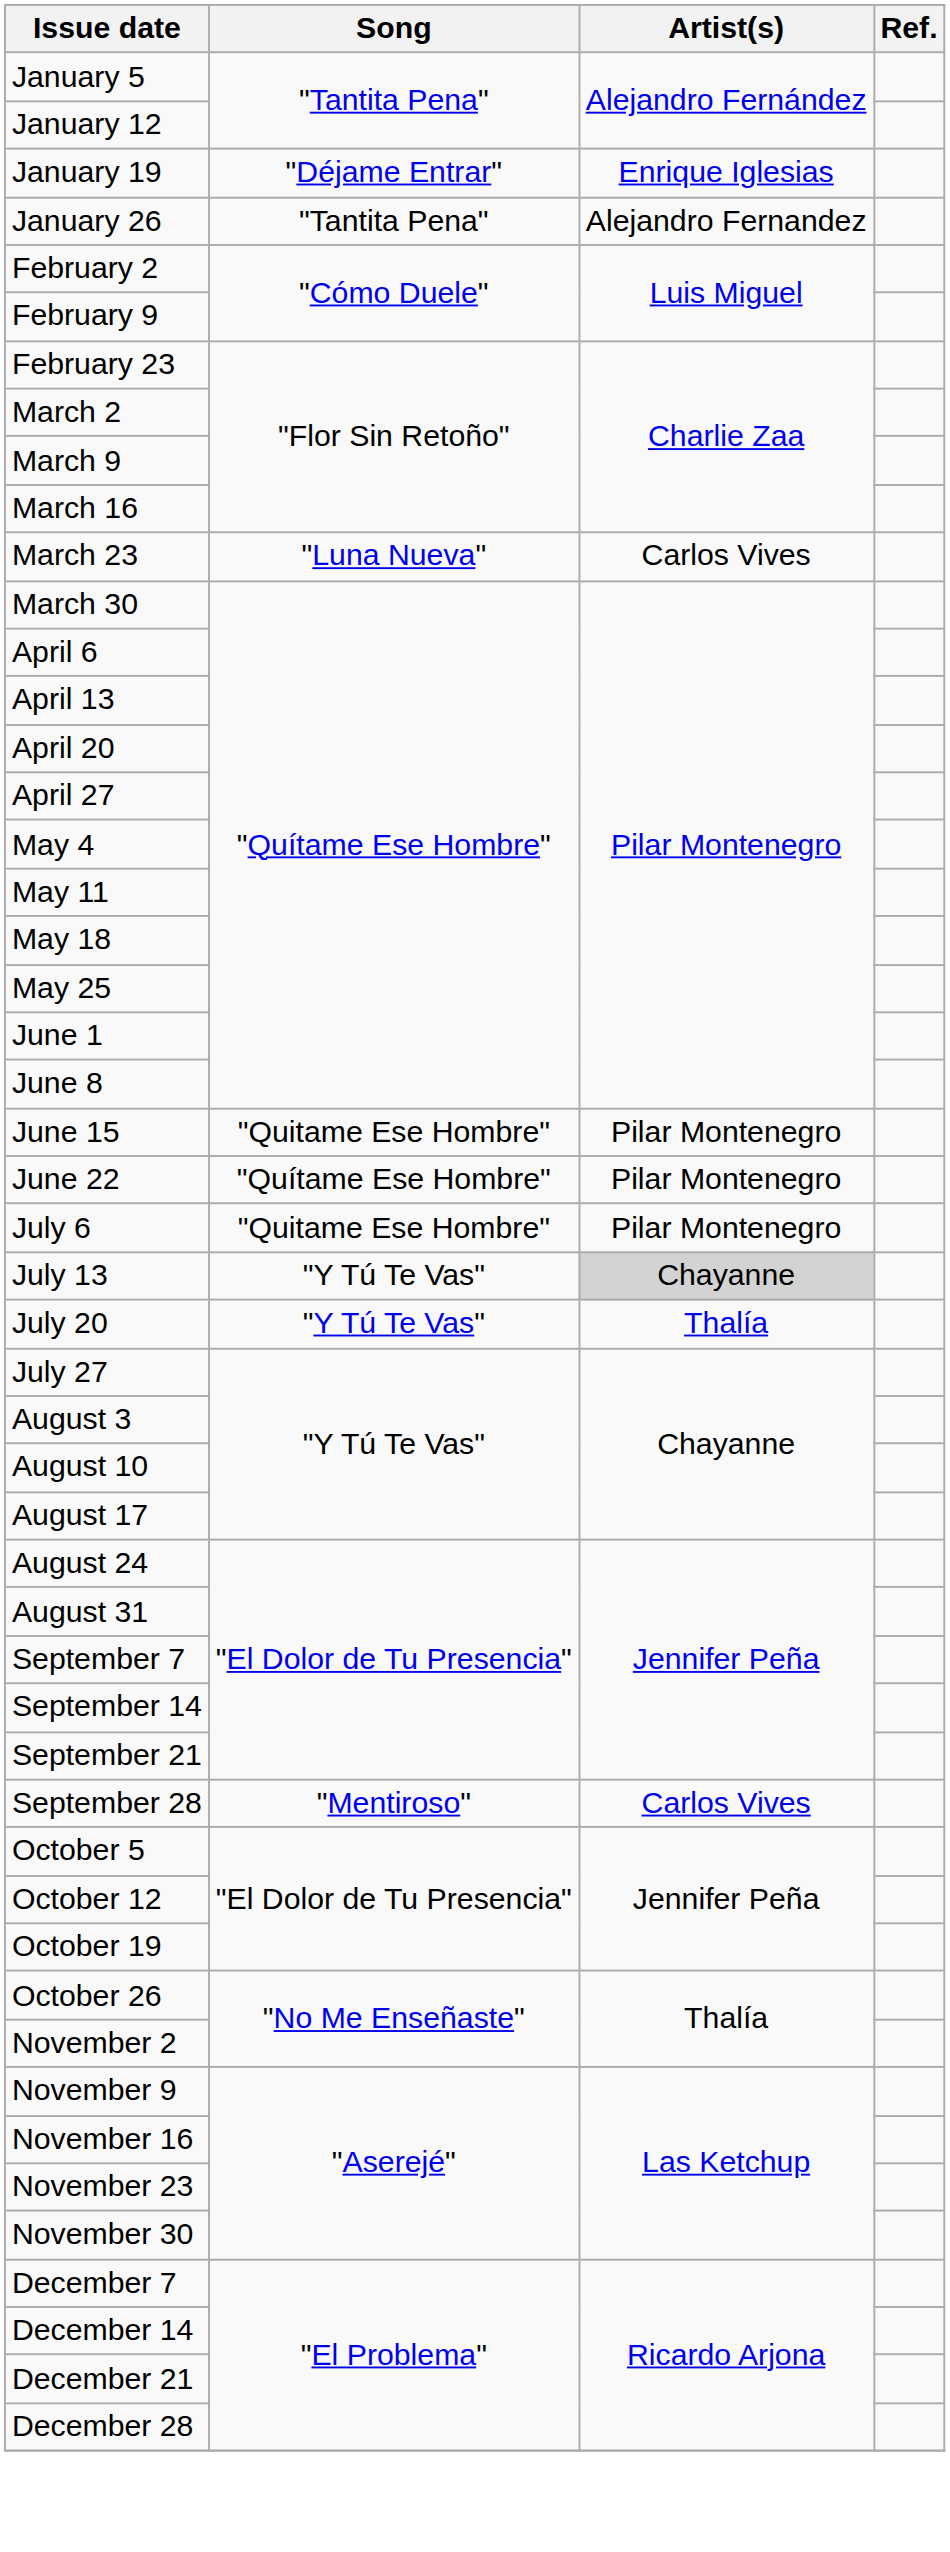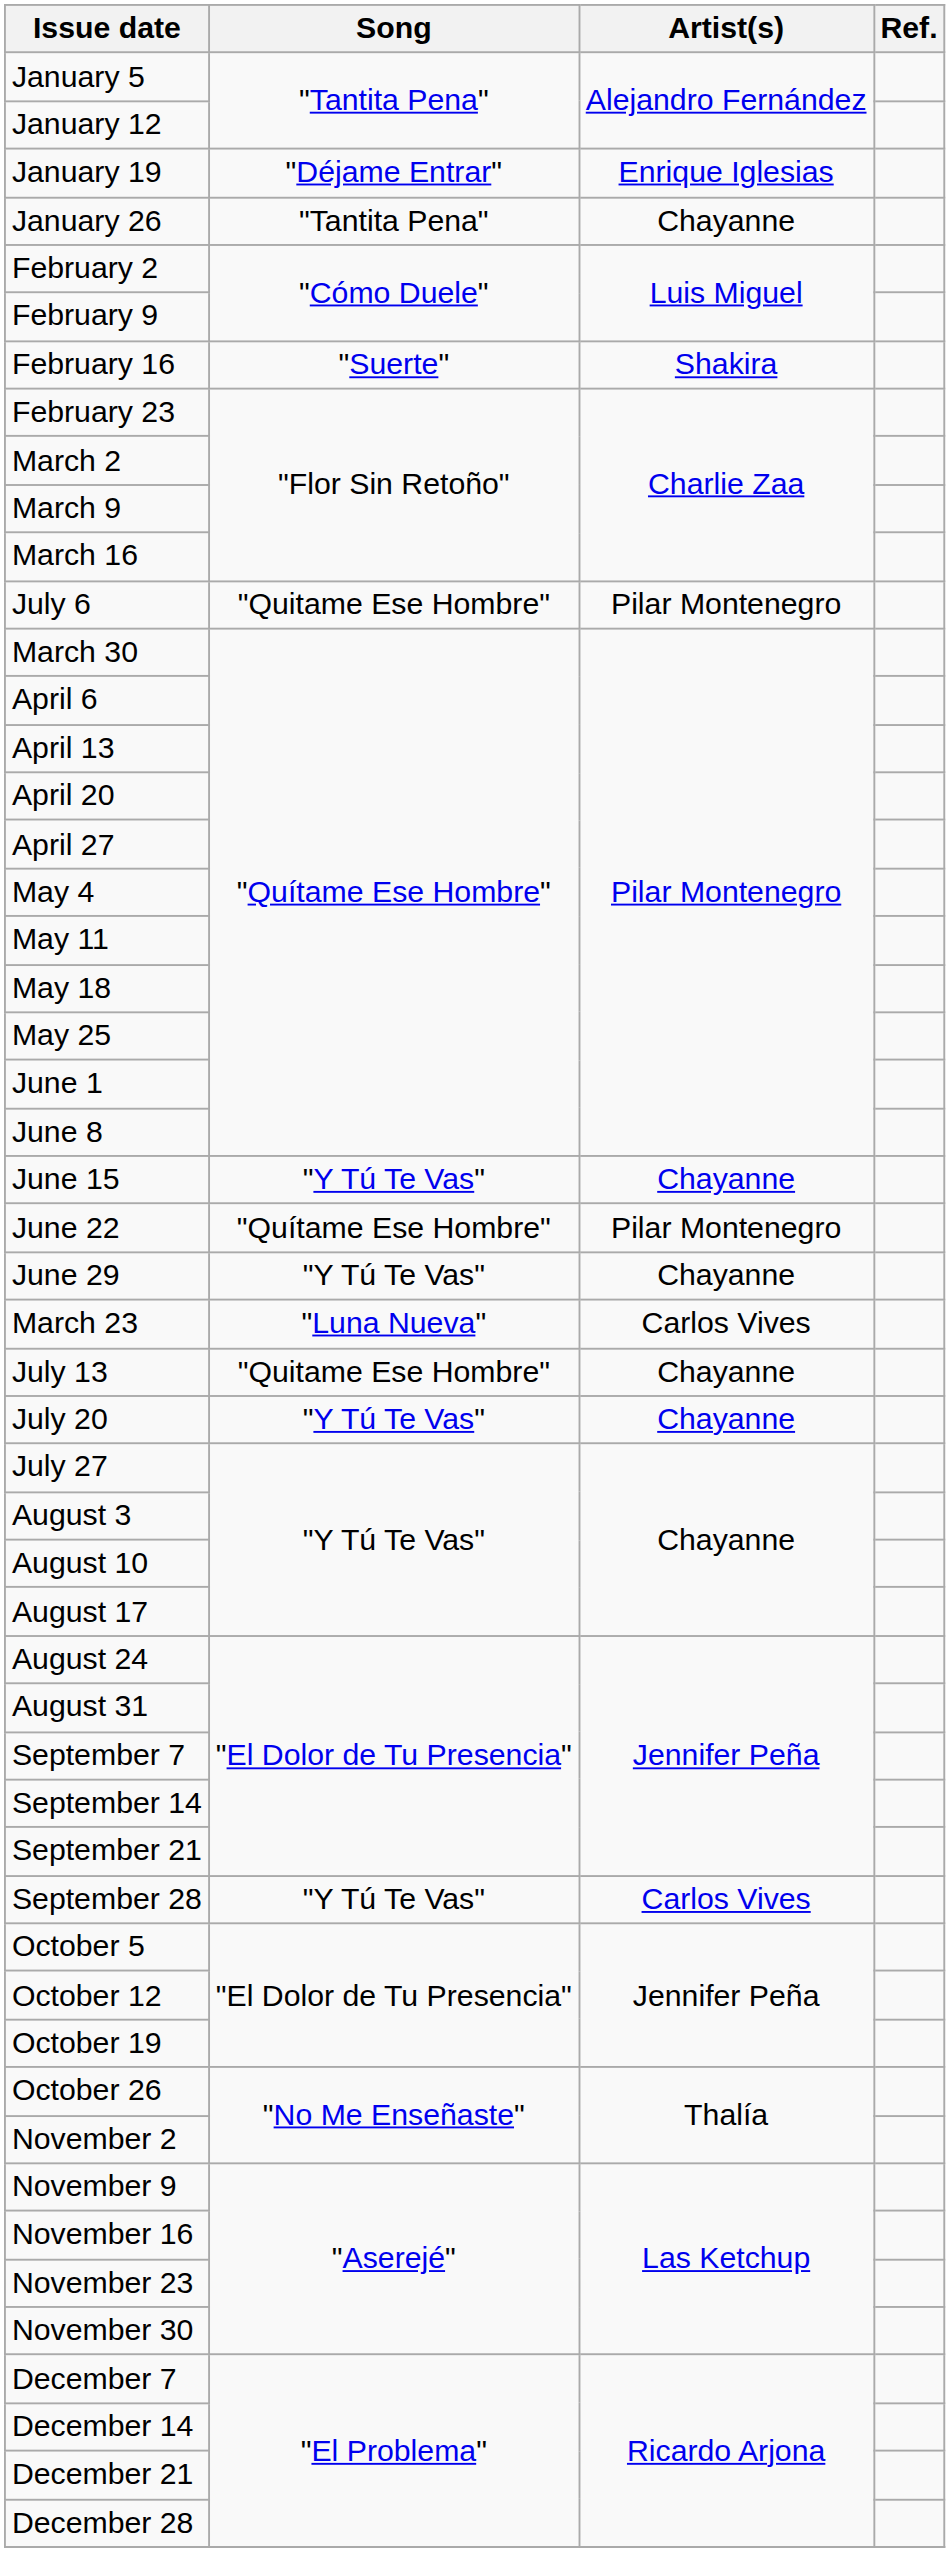(726, 220) Alejandro Fernandez -> (726, 220) Chayanne
+ row: (93, 364)
rows swapped: (75, 556) <-> (51, 1227)
(394, 1131) "Quitame Ese Hombre" -> (394, 1179) "Y Tú Te Vas"
(726, 1131) Pilar Montenegro -> (726, 1179) Chayanne
+ row: (66, 1275)
(394, 1275) "Y Tú Te Vas" -> (394, 1371) "Quitame Ese Hombre"
(726, 1275) lightgrey background -> (726, 1371) no background
(726, 1323) Thalía -> (726, 1419) Chayanne
(394, 1802) "Mentiroso" -> (394, 1898) "Y Tú Te Vas"
